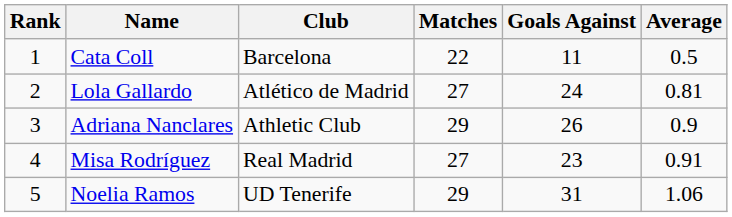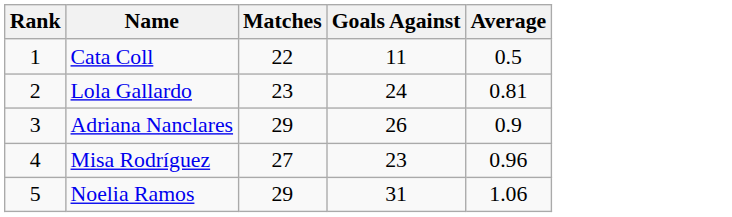- column: (326, 21)
(458, 90) 27 -> (282, 90) 23
(684, 159) 0.91 -> (508, 159) 0.96
